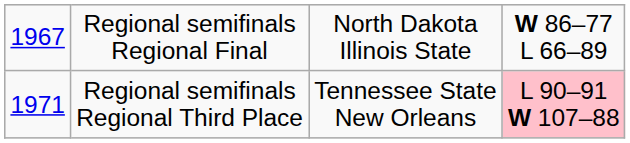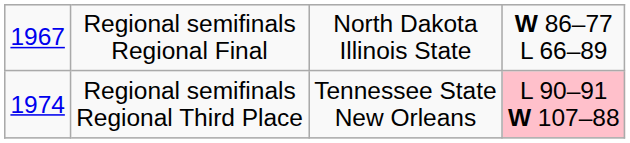(38, 104) 1971 -> (38, 104) 1974
